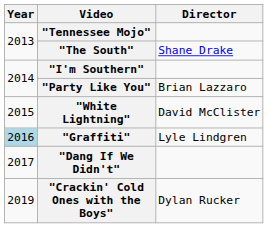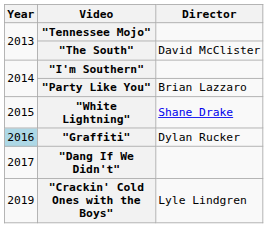(196, 51) Shane Drake -> (209, 51) David McClister
(209, 112) David McClister -> (196, 112) Shane Drake
(202, 137) Lyle Lindgren -> (199, 137) Dylan Rucker
(199, 200) Dylan Rucker -> (202, 200) Lyle Lindgren
